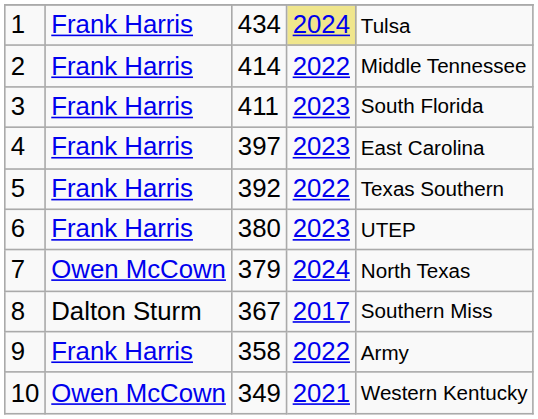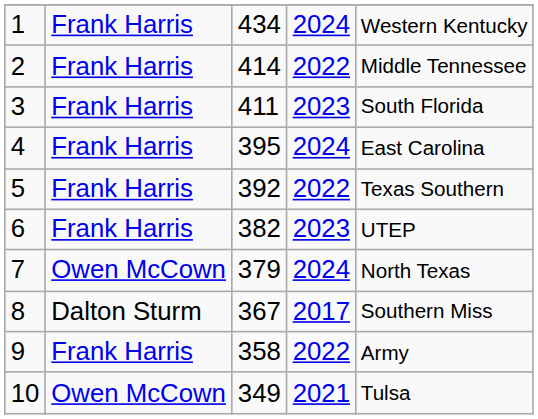(321, 24) khaki background -> (321, 24) no background
(386, 25) Tulsa -> (444, 25) Western Kentucky
(259, 147) 397 -> (259, 147) 395
(321, 147) 2023 -> (321, 147) 2024
(259, 229) 380 -> (259, 229) 382
(444, 393) Western Kentucky -> (386, 393) Tulsa
